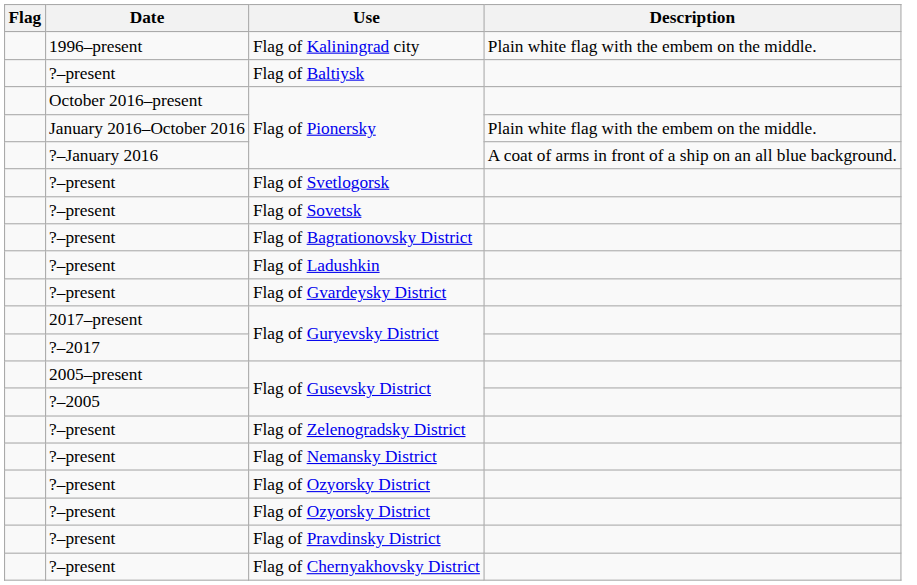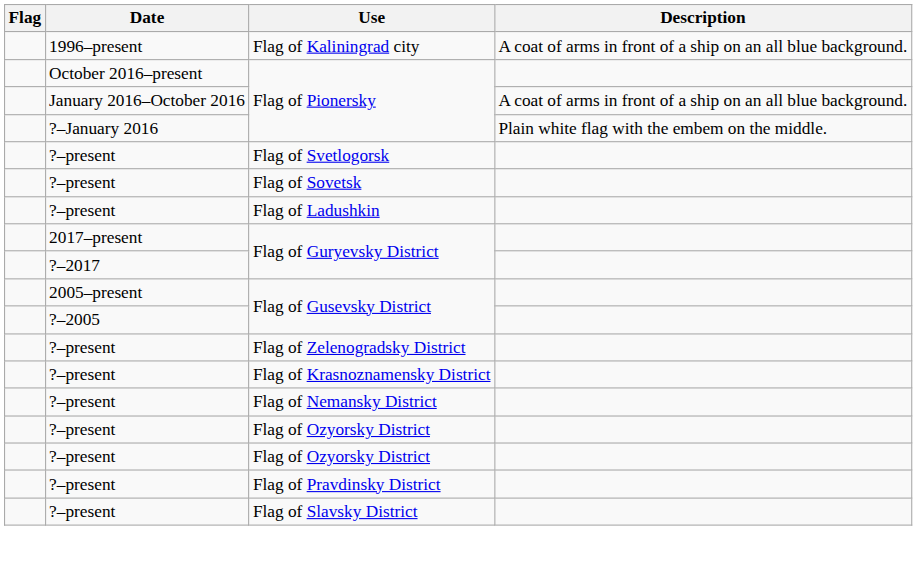(652, 45) Plain white flag with the embem on the middle. -> (703, 45) A coat of arms in front of a ship on an all blue background.
- row: (82, 73)
(652, 127) Plain white flag with the embem on the middle. -> (703, 100) A coat of arms in front of a ship on an all blue background.
(692, 155) A coat of arms in front of a ship on an all blue background. -> (663, 127) Plain white flag with the embem on the middle.
- row: (82, 237)
- row: (82, 292)
+ row: (82, 374)
+ row: (82, 511)
- row: (82, 566)
